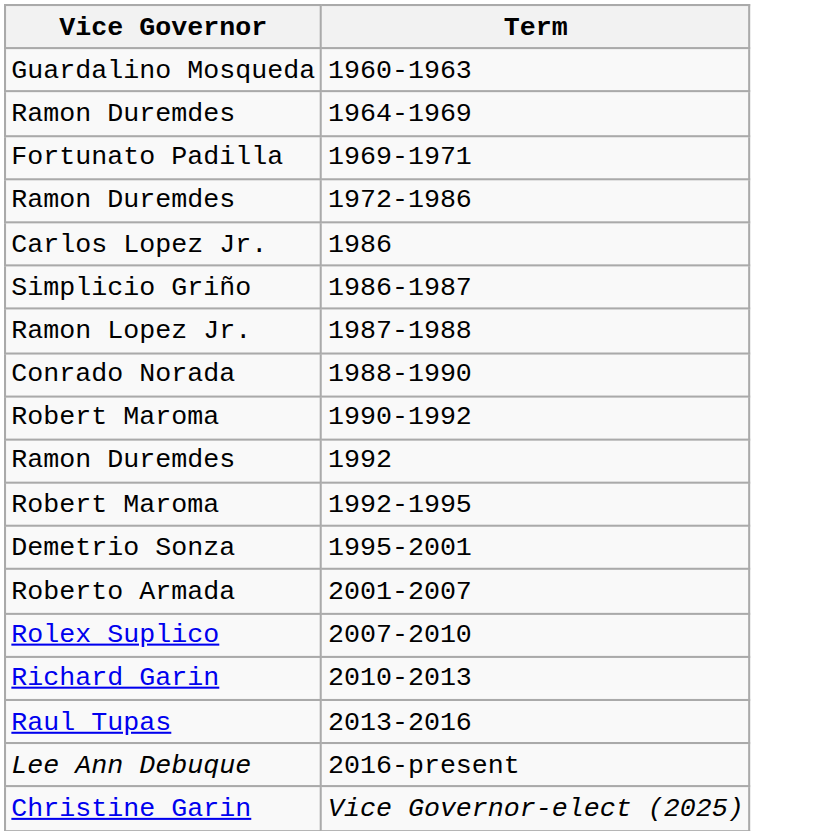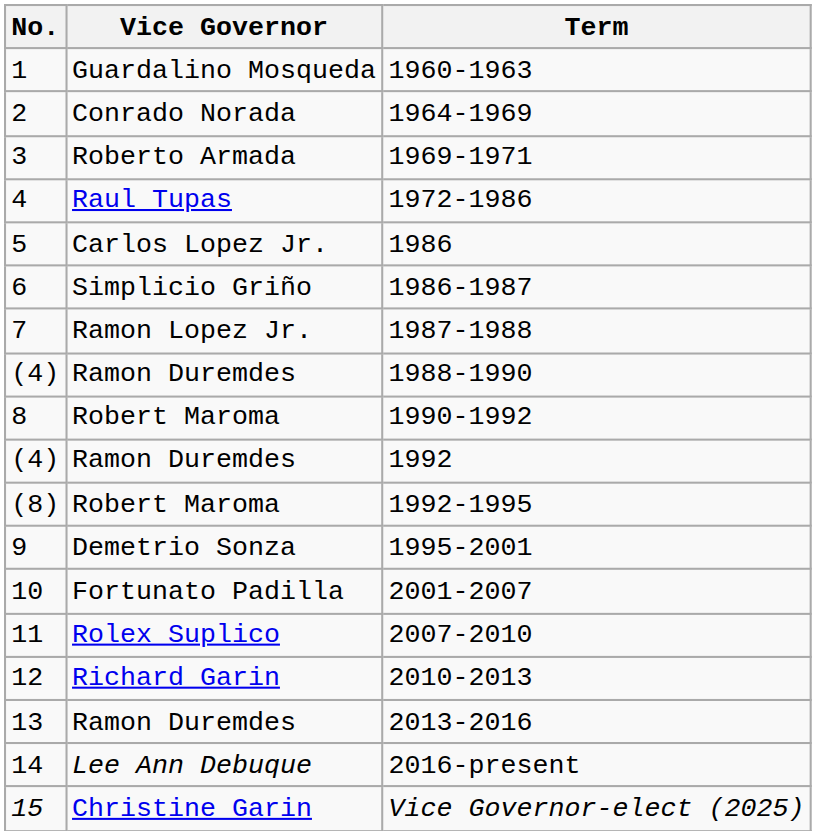+ column: (35, 27)
(123, 114) Ramon Duremdes -> (184, 114) Conrado Norada
(147, 157) Fortunato Padilla -> (184, 157) Roberto Armada
(123, 200) Ramon Duremdes -> (152, 200) Raul Tupas
(123, 374) Conrado Norada -> (184, 374) Ramon Duremdes
(123, 591) Roberto Armada -> (208, 591) Fortunato Padilla
(91, 722) Raul Tupas -> (184, 722) Ramon Duremdes
